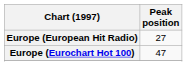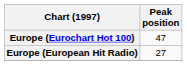rows swapped: (72, 53) <-> (72, 38)
